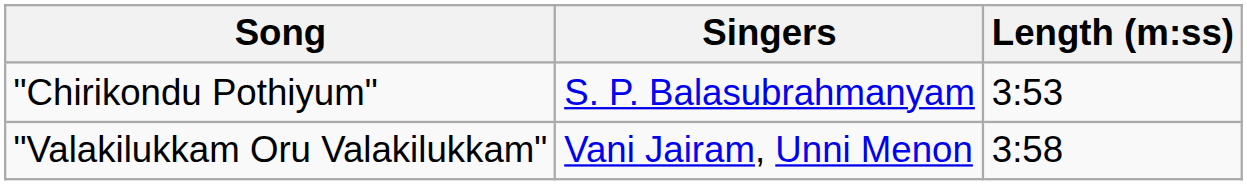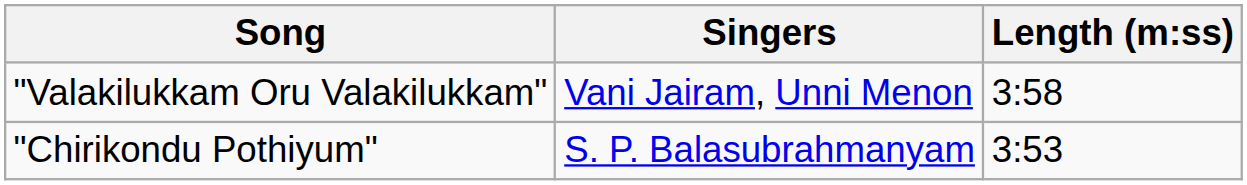rows swapped: (196, 91) <-> (280, 149)
